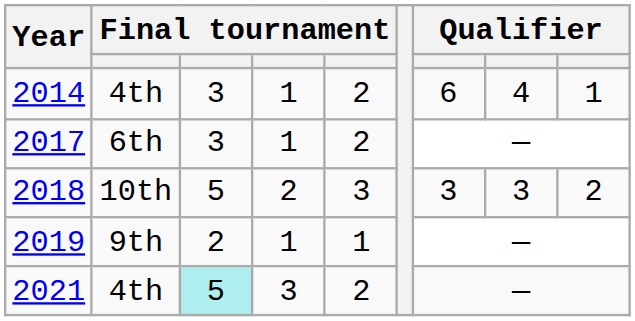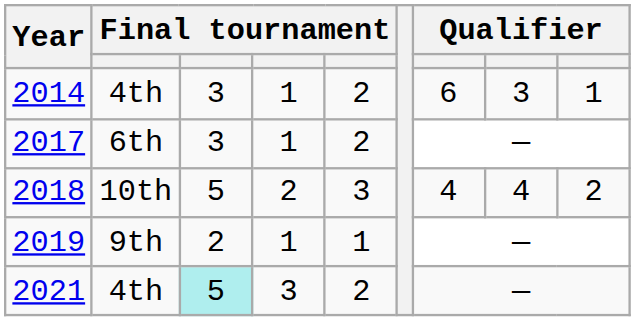(521, 94) 4 -> (521, 94) 3
(448, 192) 3 -> (448, 192) 4
(521, 192) 3 -> (521, 192) 4
